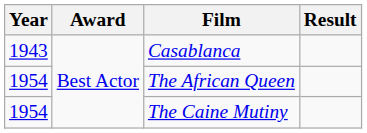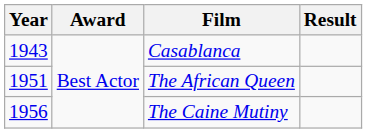(28, 81) 1954 -> (28, 81) 1951
(28, 111) 1954 -> (28, 111) 1956
